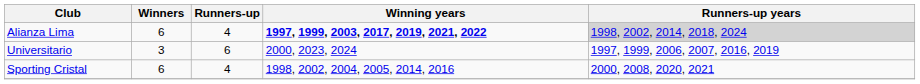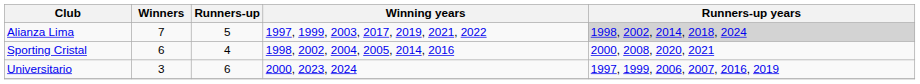(161, 32) 6 -> (161, 32) 7
(227, 32) 4 -> (227, 32) 5
(376, 32) bold -> (376, 32) normal
rows swapped: (47, 69) <-> (40, 50)
